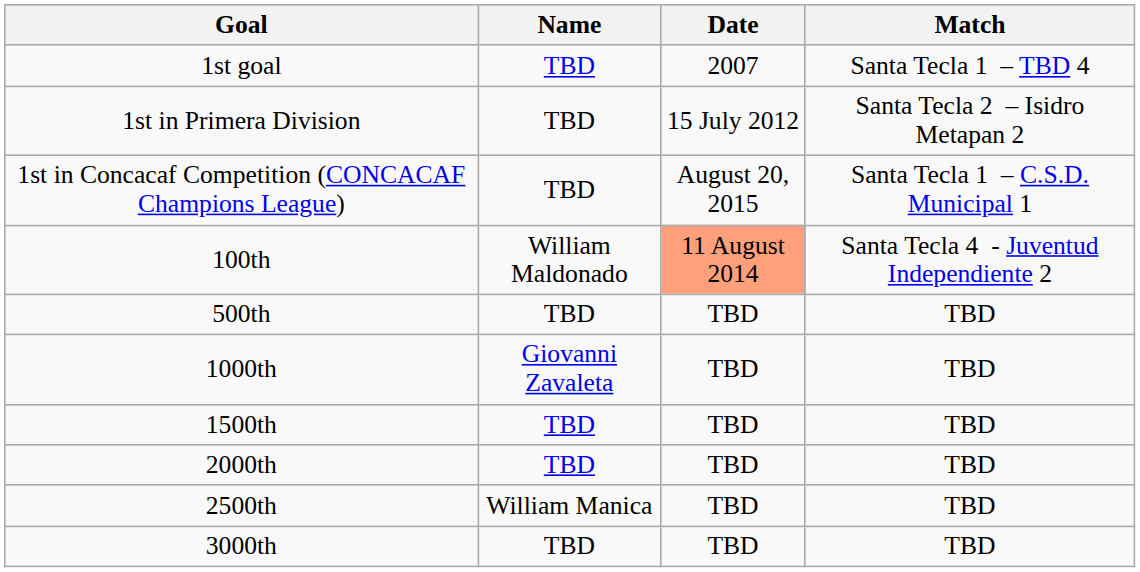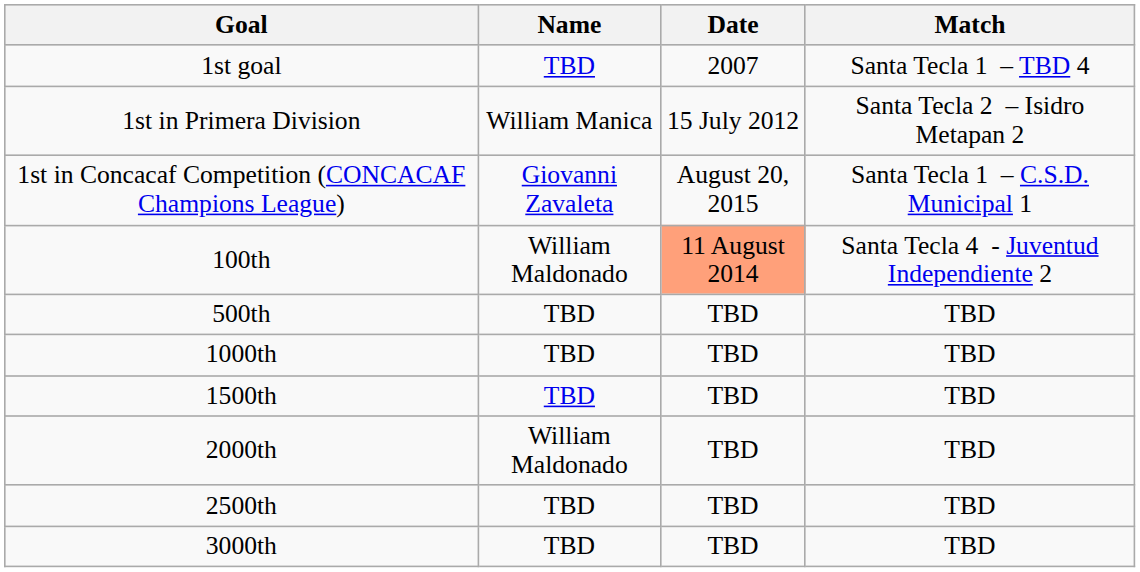(569, 120) TBD -> (569, 120) William Manica
(569, 189) TBD -> (569, 189) Giovanni Zavaleta
(569, 369) Giovanni Zavaleta -> (569, 354) TBD
(569, 464) TBD -> (569, 450) William Maldonado
(569, 505) William Manica -> (569, 505) TBD
